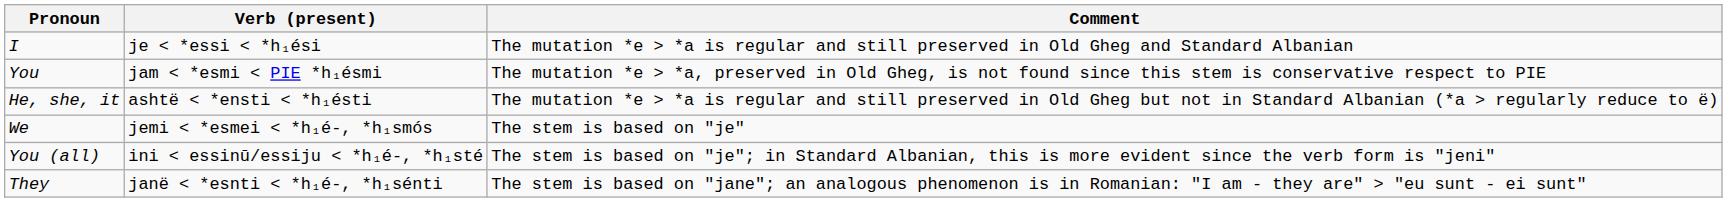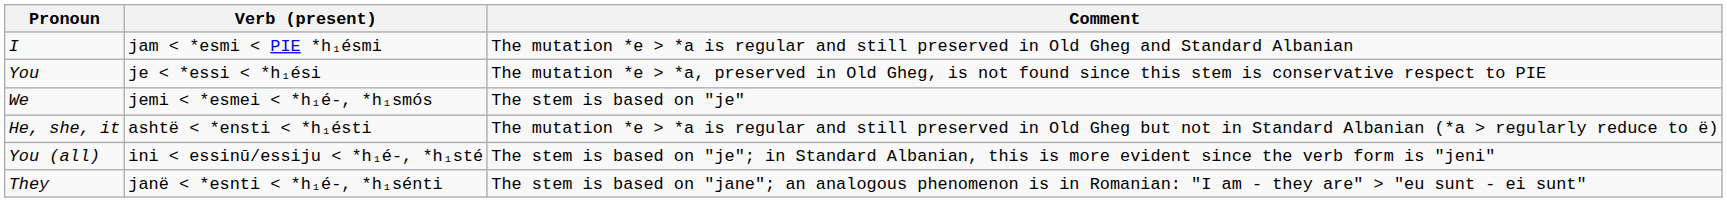(225, 46) je < *essi < *h₁ési -> (255, 46) jam < *esmi < PIE *h₁ésmi
(255, 74) jam < *esmi < PIE *h₁ésmi -> (225, 74) je < *essi < *h₁ési
rows swapped: (64, 101) <-> (19, 129)
